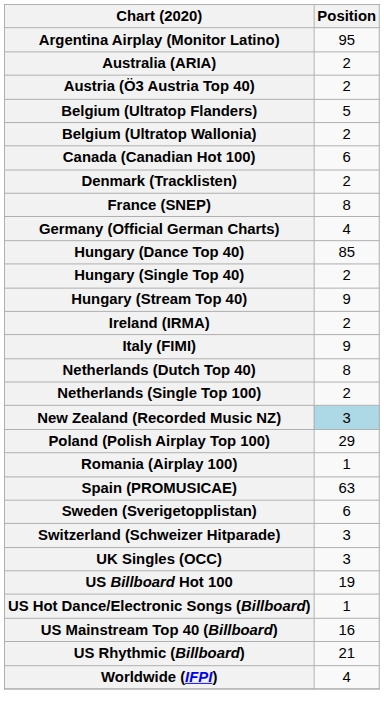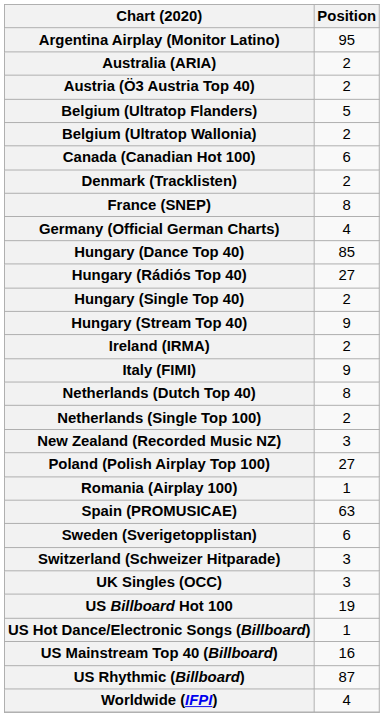+ row: (159, 275)
(347, 417) lightblue background -> (347, 441) no background
(347, 441) 29 -> (347, 464) 27
(347, 653) 21 -> (347, 677) 87
